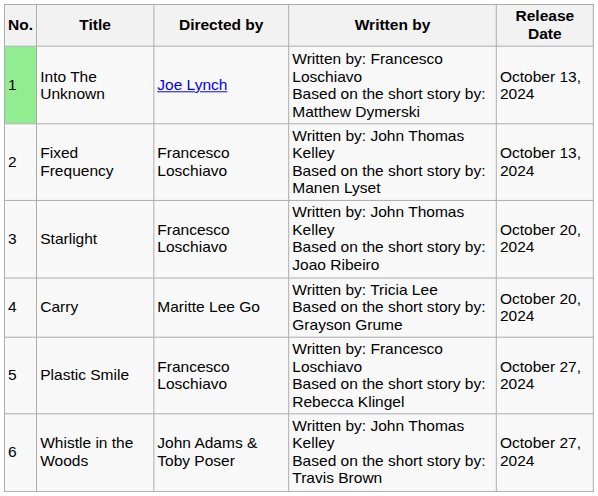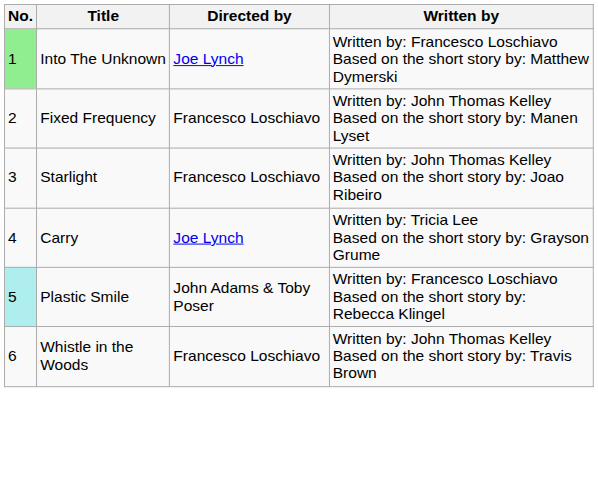- column: (545, 25)
(209, 307) Maritte Lee Go -> (208, 237) Joe Lynch
(12, 375) no background -> (12, 297) paleturquoise background
(194, 375) Francesco Loschiavo -> (242, 297) John Adams & Toby Poser
(207, 452) John Adams & Toby Poser -> (247, 356) Francesco Loschiavo
